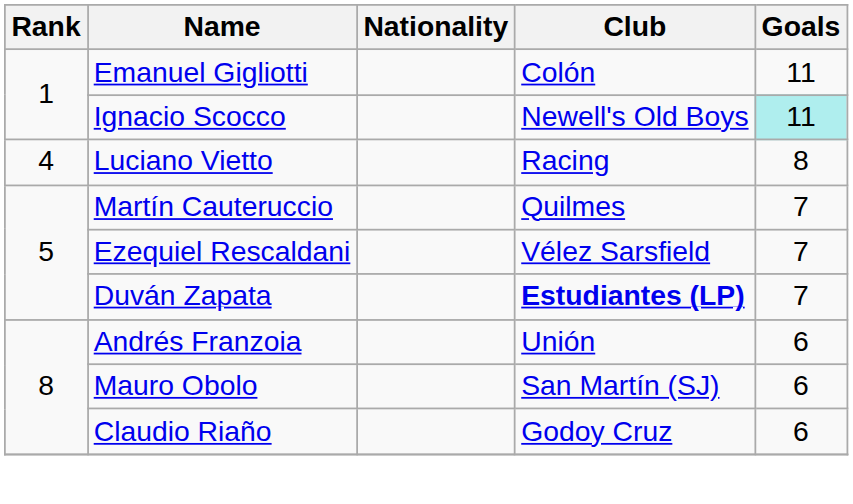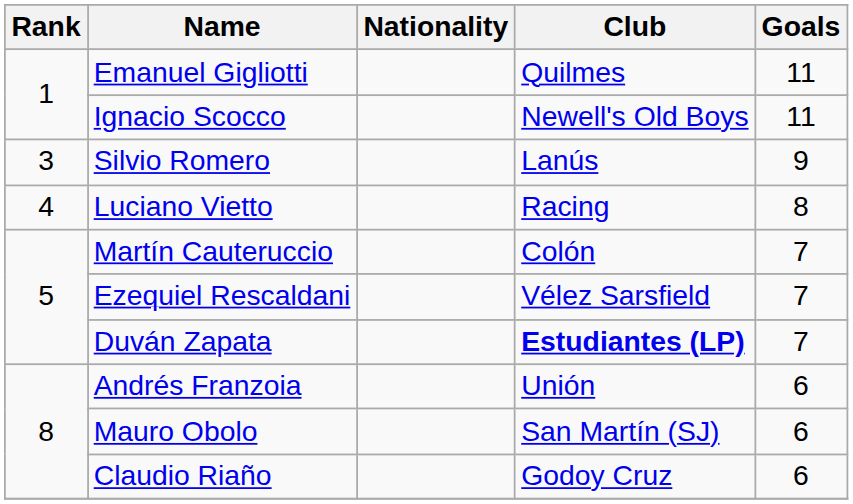(558, 71) Colón -> (573, 71) Quilmes
(801, 116) paleturquoise background -> (801, 116) no background
+ row: (182, 161)
(573, 206) Quilmes -> (558, 251) Colón
